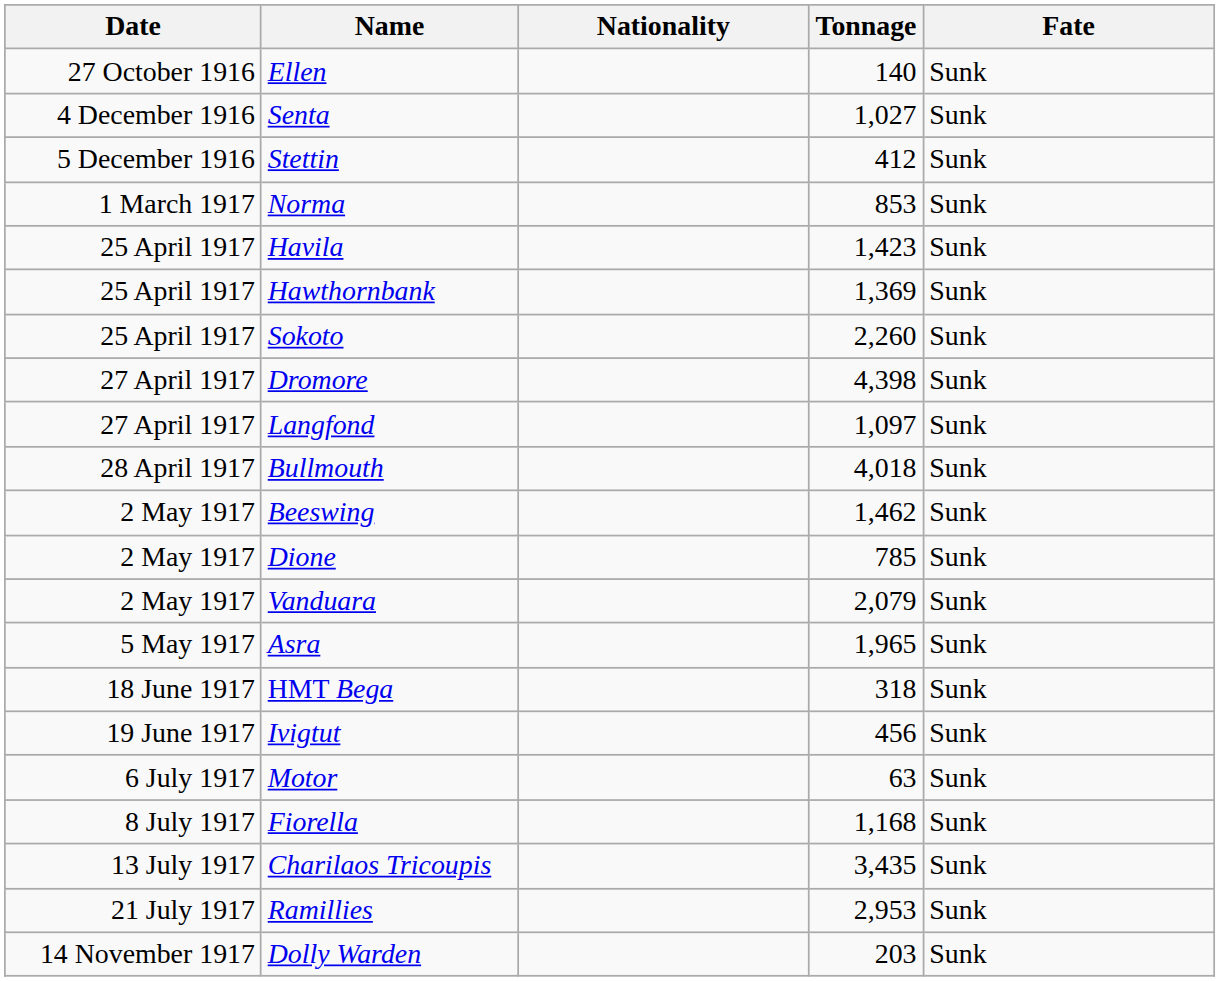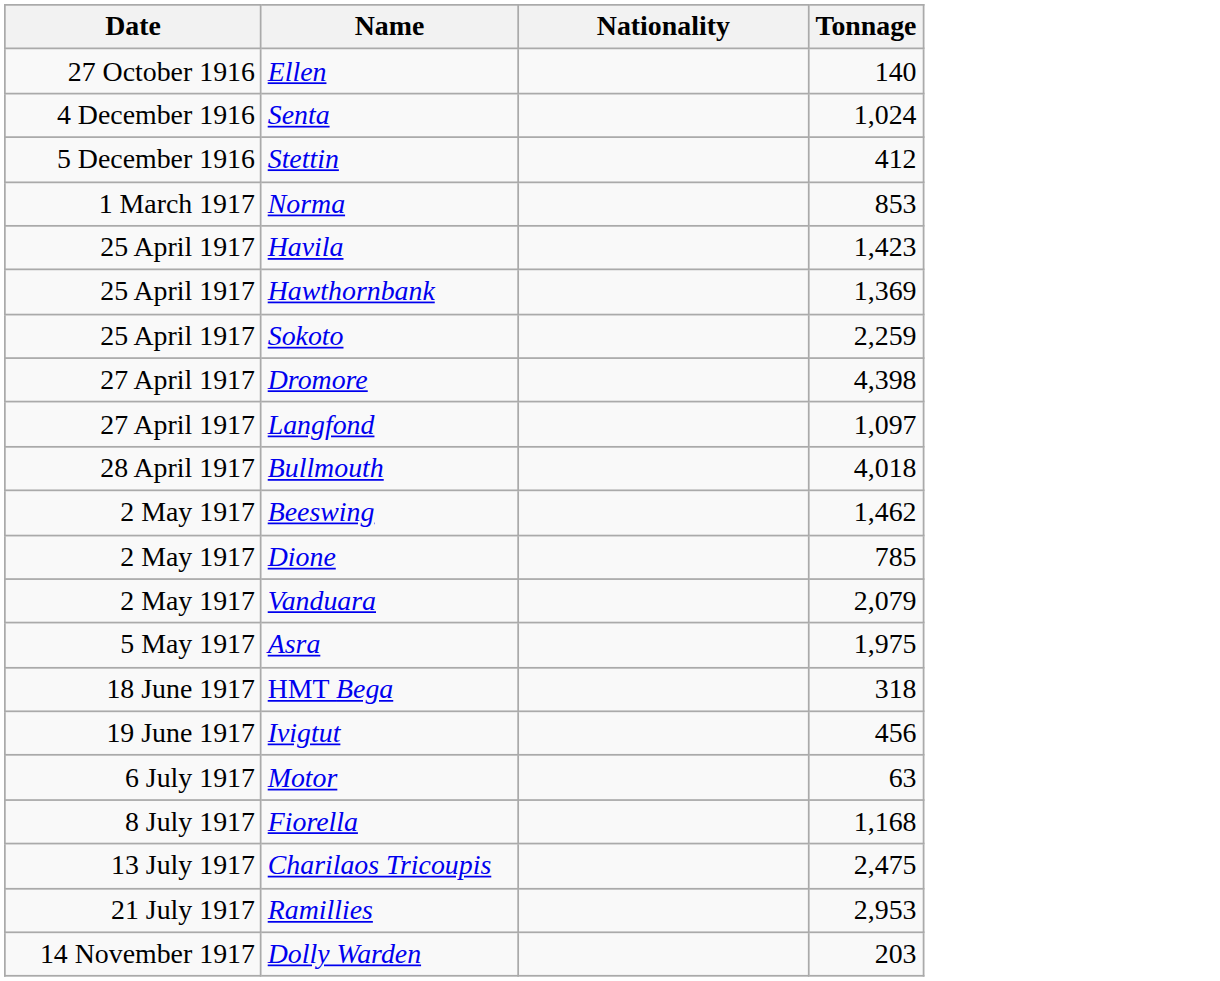- column: (1069, 26)
(885, 114) 1,027 -> (885, 114) 1,024
(885, 335) 2,260 -> (885, 335) 2,259
(885, 644) 1,965 -> (885, 644) 1,975
(885, 865) 3,435 -> (885, 865) 2,475
